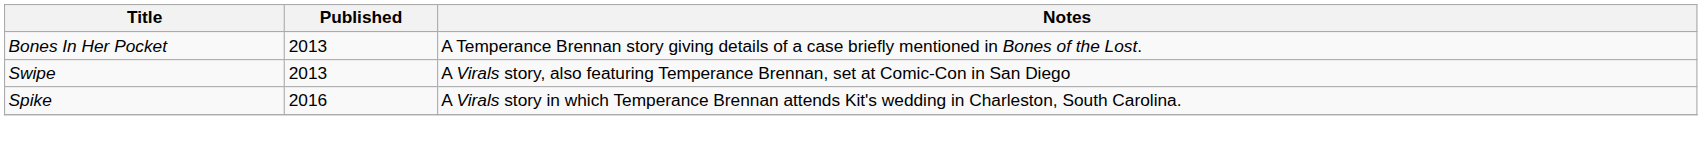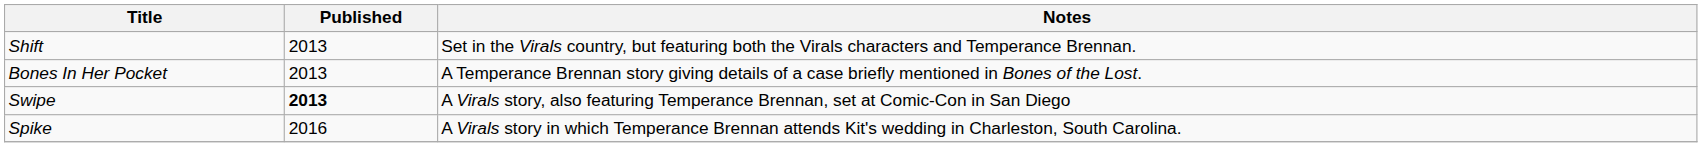+ row: (26, 45)
(308, 73) normal -> (308, 100) bold
